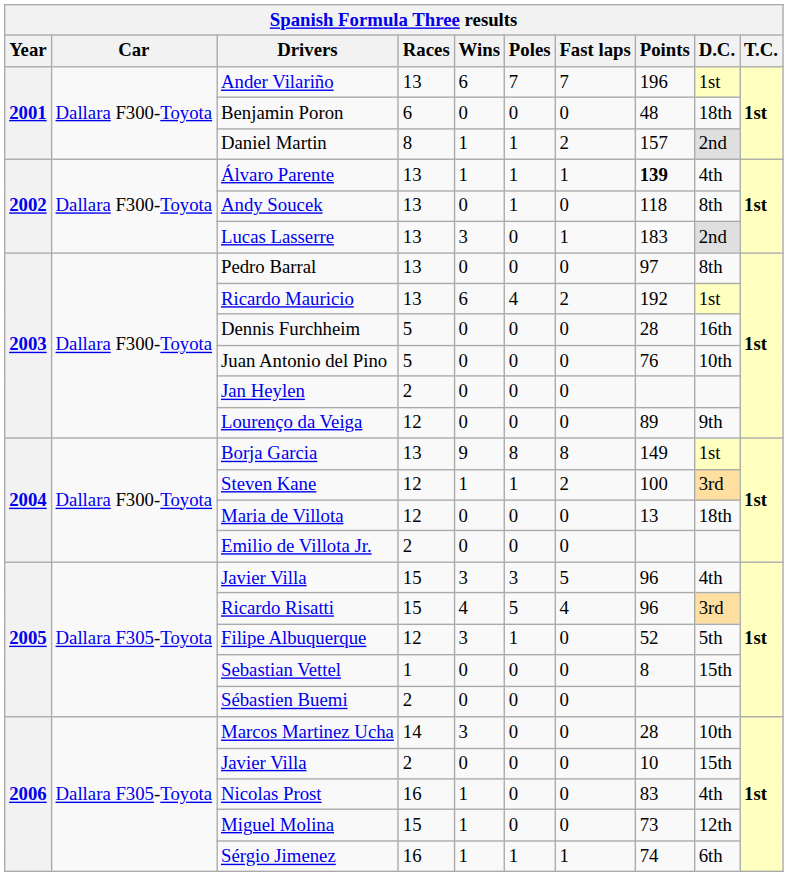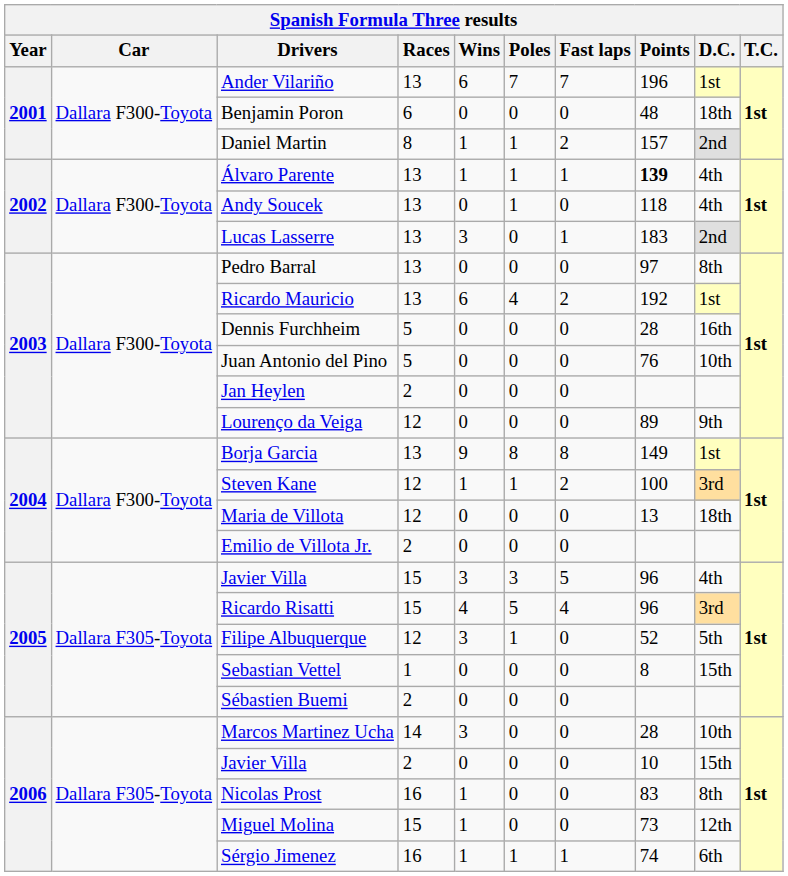(711, 205) 8th -> (711, 205) 4th
(711, 793) 4th -> (711, 793) 8th
